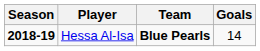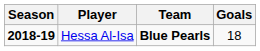(234, 35) 14 -> (234, 35) 18
